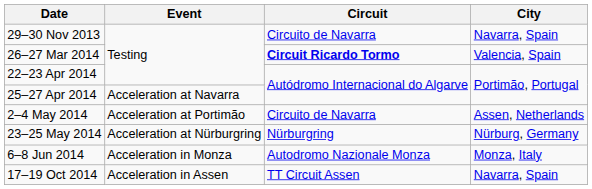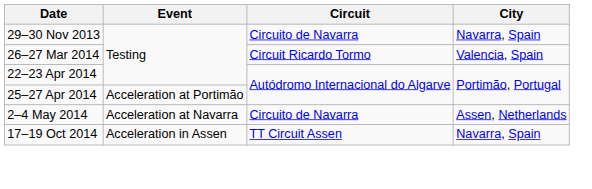(333, 54) bold -> (310, 54) normal
(173, 94) Acceleration at Navarra -> (175, 94) Acceleration at Portimão
(176, 114) Acceleration at Portimão -> (172, 114) Acceleration at Navarra
- row: (54, 134)
- row: (46, 154)
